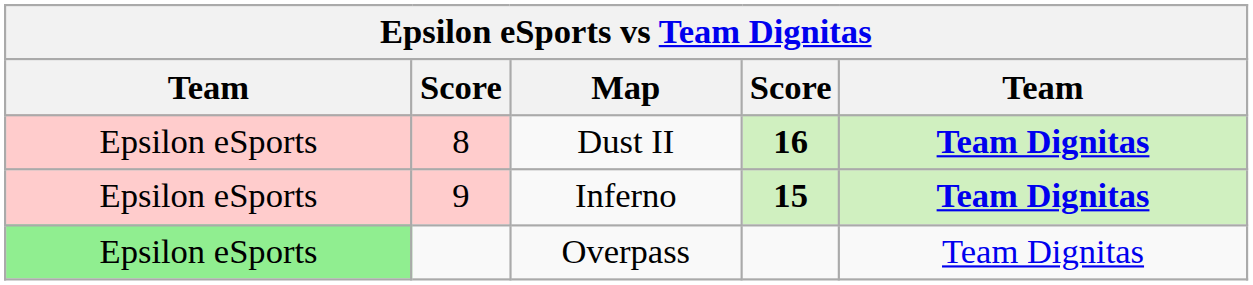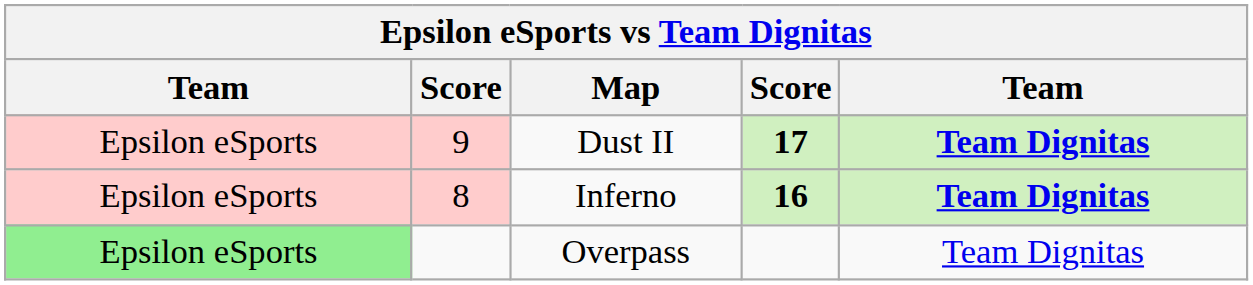(461, 141) 8 -> (461, 141) 9
(791, 141) 16 -> (791, 141) 17
(461, 196) 9 -> (461, 196) 8
(791, 196) 15 -> (791, 196) 16
